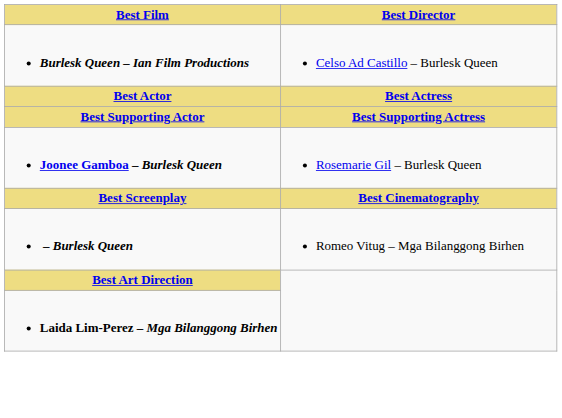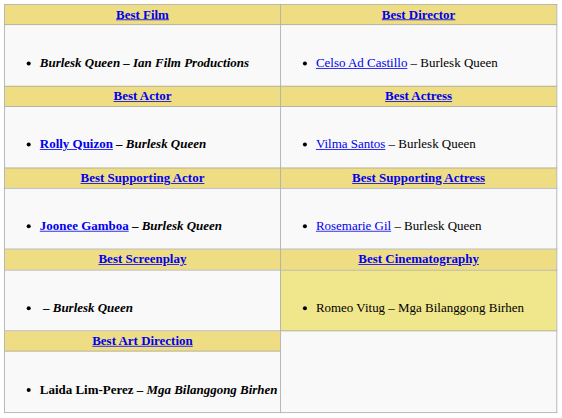+ row: (142, 144)
(419, 247) no background -> (419, 308) khaki background
